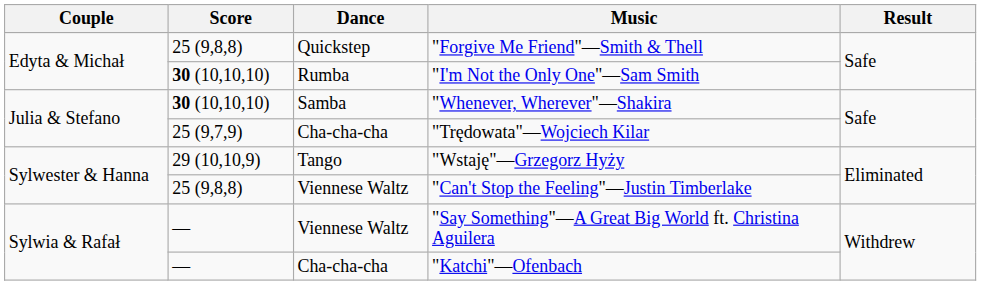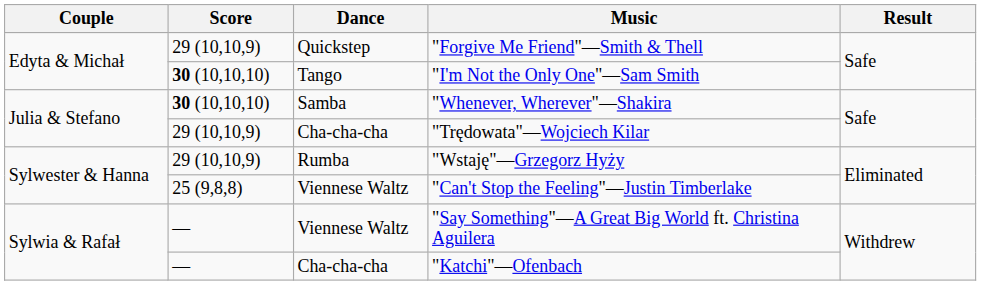(207, 47) 25 (9,8,8) -> (216, 47) 29 (10,10,9)
(323, 75) Rumba -> (320, 75) Tango
(207, 132) 25 (9,7,9) -> (216, 132) 29 (10,10,9)
(320, 160) Tango -> (323, 160) Rumba
